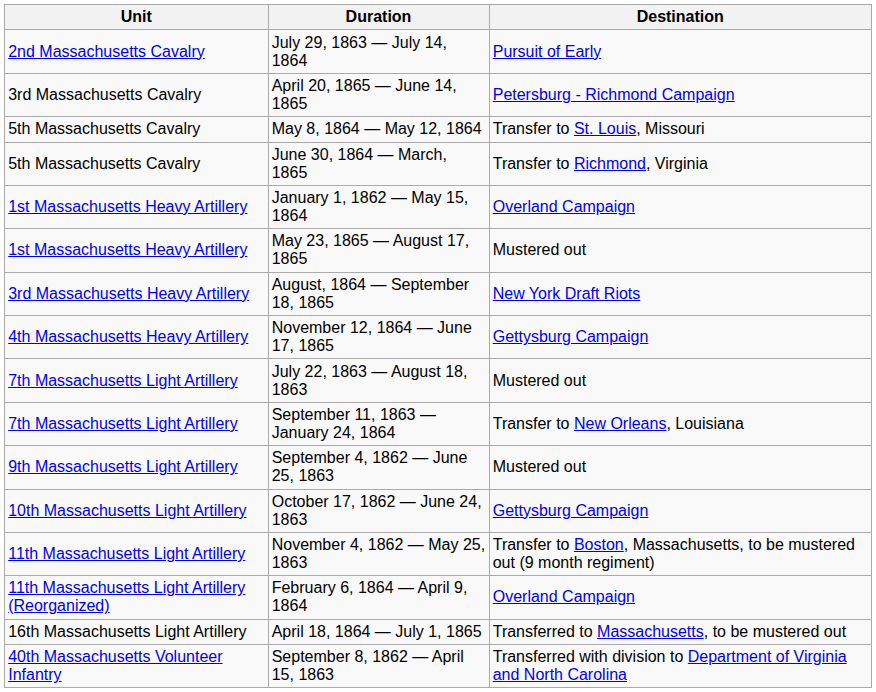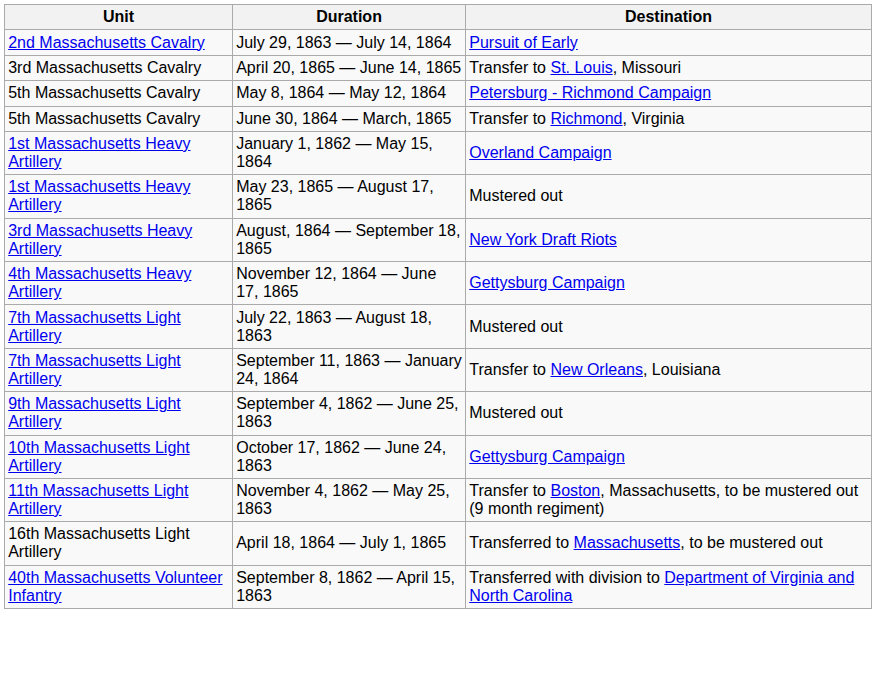(614, 94) Petersburg - Richmond Campaign -> (575, 67) Transfer to St. Louis, Missouri
(599, 129) Transfer to St. Louis, Missouri -> (590, 93) Petersburg - Richmond Campaign
- row: (370, 597)
